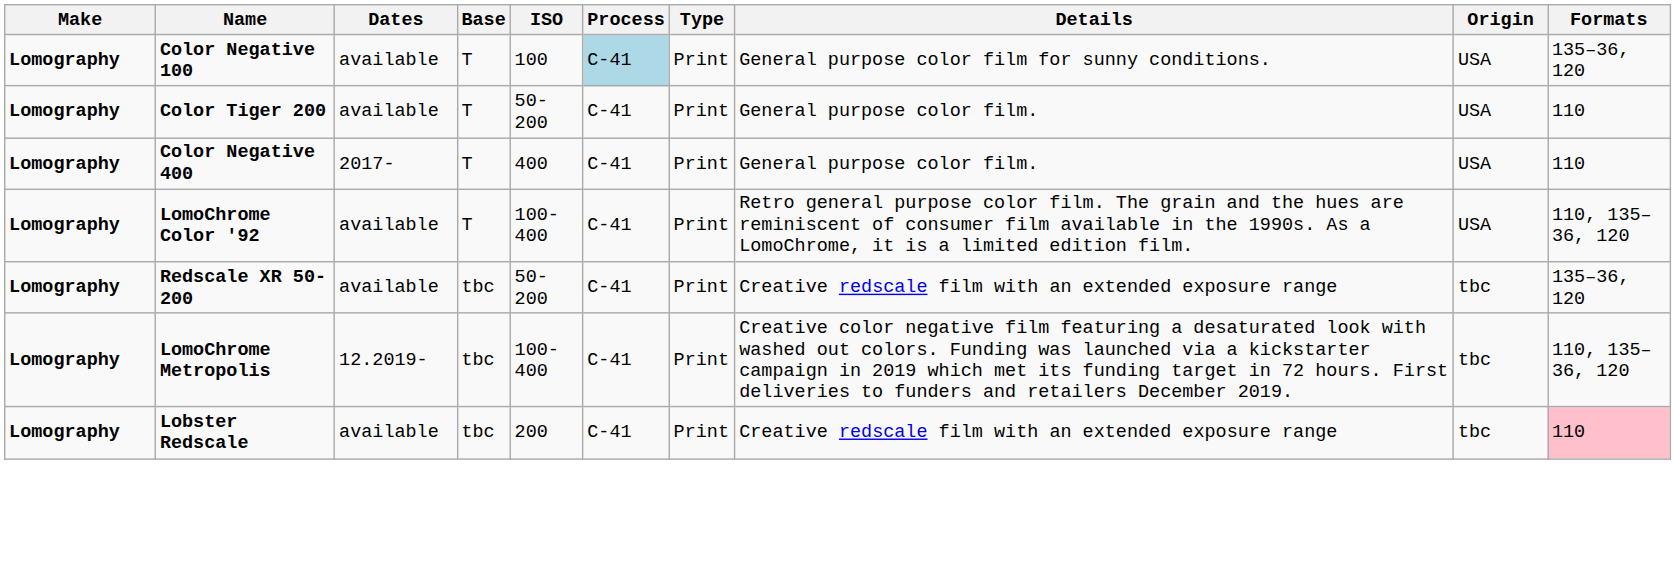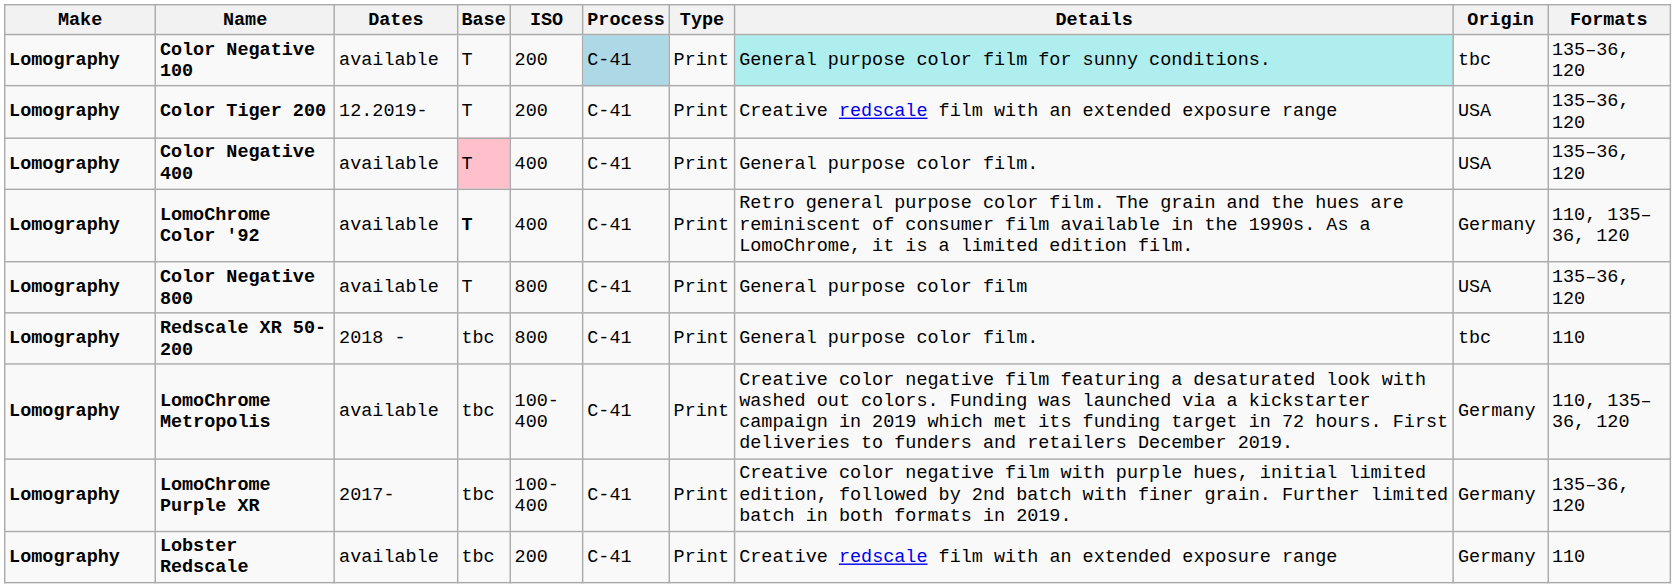(531, 60) 100 -> (531, 60) 200
(1005, 60) no background -> (1005, 60) paleturquoise background
(1475, 60) USA -> (1475, 60) tbc
(389, 112) available -> (383, 112) 12.2019-
(531, 112) 50-200 -> (531, 112) 200
(889, 112) General purpose color film. -> (1038, 112) Creative redscale film with an extended exposure range
(1569, 112) 110 -> (1591, 112) 135–36, 120
(367, 163) 2017- -> (389, 163) available
(467, 163) no background -> (467, 163) pink background
(1569, 163) 110 -> (1591, 163) 135–36, 120
(467, 225) normal -> (467, 225) bold
(537, 225) 100-400 -> (531, 225) 400
(1475, 225) USA -> (1497, 225) Germany
+ row: (237, 287)
(389, 287) available -> (372, 339) 2018 -
(531, 287) 50-200 -> (531, 339) 800
(1038, 287) Creative redscale film with an extended exposure range -> (889, 339) General purpose color film.
(1591, 287) 135–36, 120 -> (1569, 339) 110
(383, 360) 12.2019- -> (389, 411) available
(1475, 360) tbc -> (1497, 411) Germany
+ row: (215, 495)
(1475, 433) tbc -> (1497, 557) Germany
(1569, 433) pink background -> (1569, 557) no background
